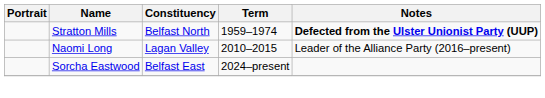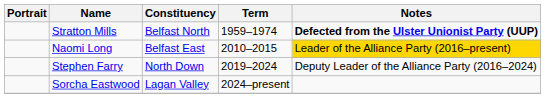(177, 48) Lagan Valley -> (175, 48) Belfast East
(403, 48) no background -> (403, 48) gold background
+ row: (87, 66)
(175, 66) Belfast East -> (177, 84) Lagan Valley
